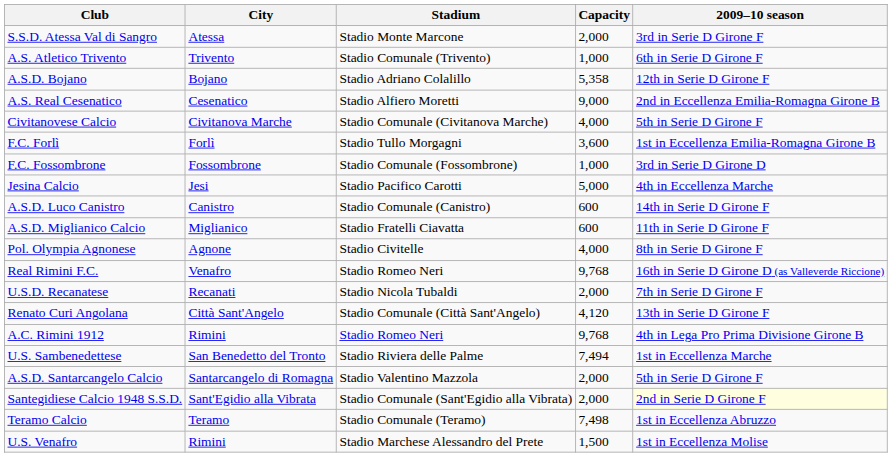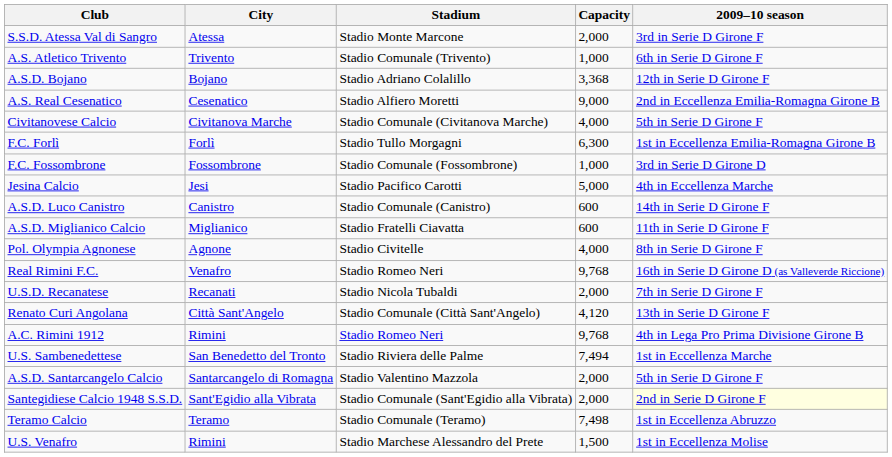(594, 79) 5,358 -> (594, 79) 3,368
(594, 143) 3,600 -> (594, 143) 6,300
